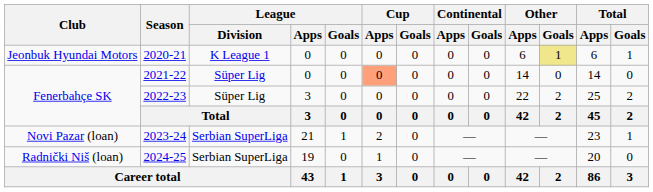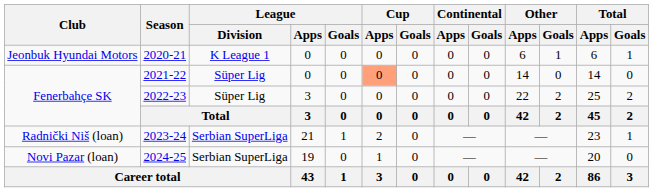(558, 55) khaki background -> (558, 55) no background
(72, 136) Novi Pazar (loan) -> (72, 136) Radnički Niš (loan)
(72, 156) Radnički Niš (loan) -> (72, 156) Novi Pazar (loan)
